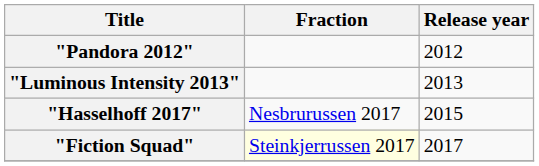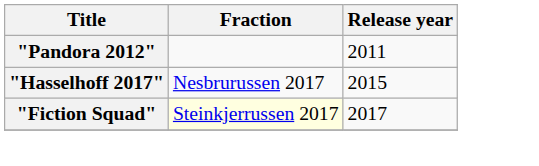(443, 51) 2012 -> (367, 51) 2011
- row: (125, 82)
